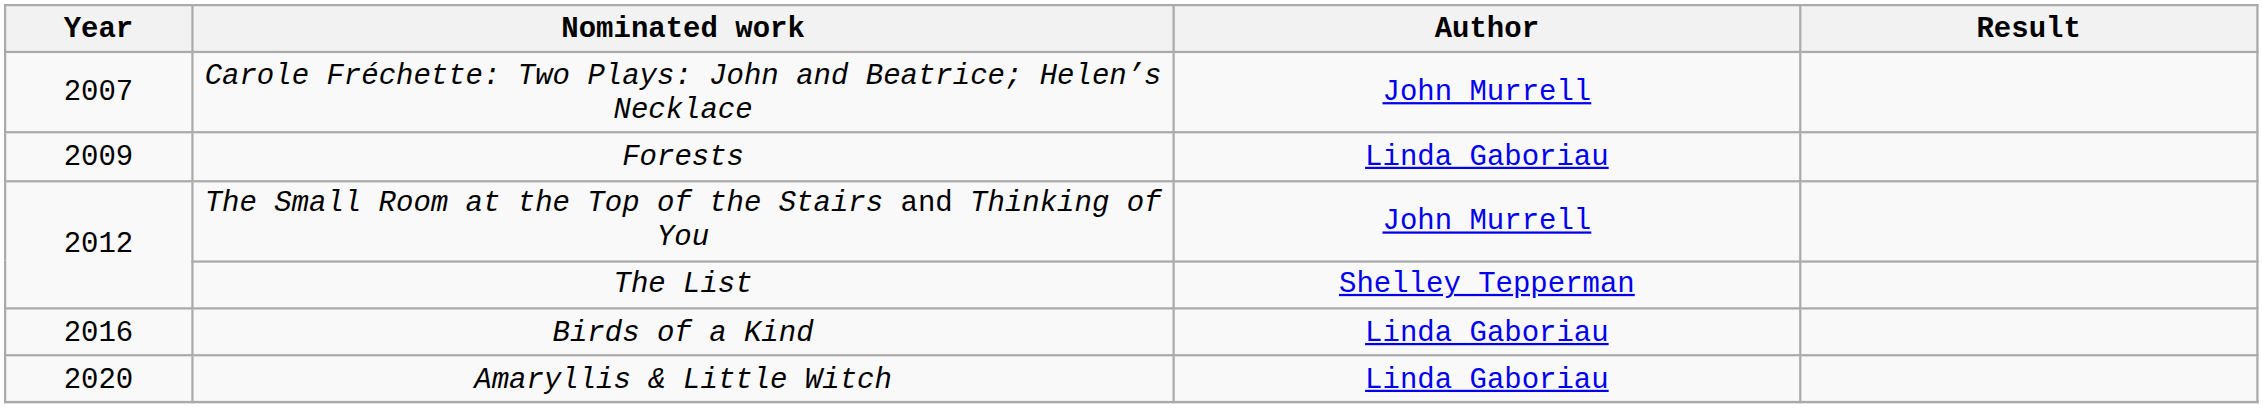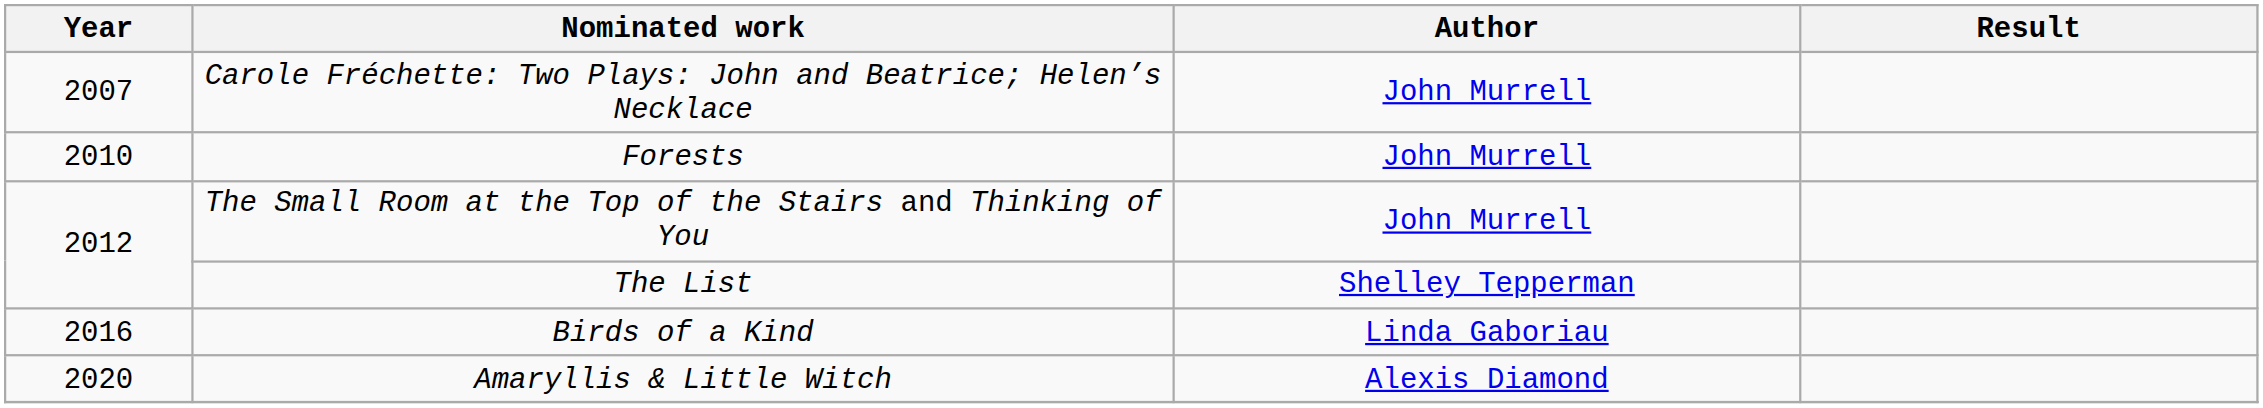(98, 157) 2009 -> (98, 157) 2010
(1487, 157) Linda Gaboriau -> (1487, 157) John Murrell
(1487, 379) Linda Gaboriau -> (1487, 379) Alexis Diamond
